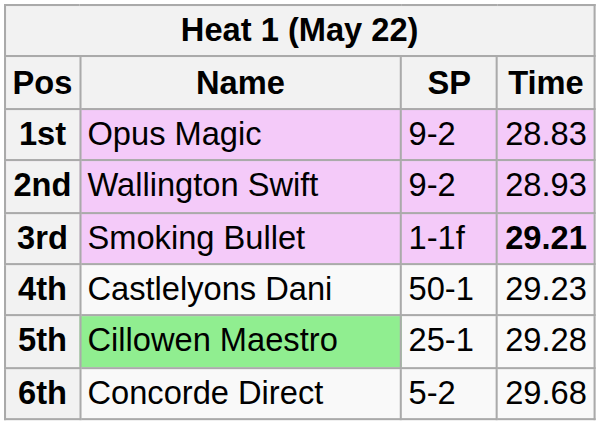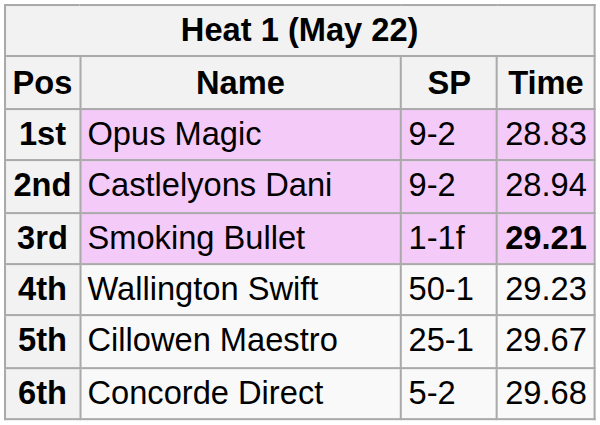(203, 185) Wallington Swift -> (210, 185) Castlelyons Dani
(546, 185) 28.93 -> (546, 185) 28.94
(210, 289) Castlelyons Dani -> (203, 289) Wallington Swift
(213, 340) lightgreen background -> (213, 340) no background
(546, 340) 29.28 -> (546, 340) 29.67
